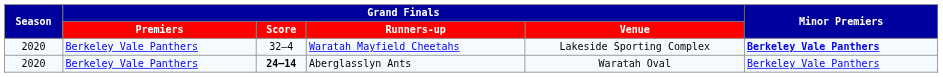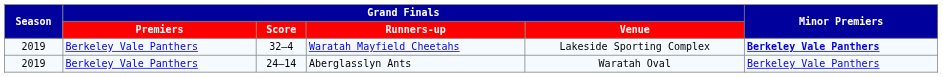(34, 47) 2020 -> (34, 47) 2019
(34, 64) 2020 -> (34, 64) 2019
(281, 64) bold -> (281, 64) normal
